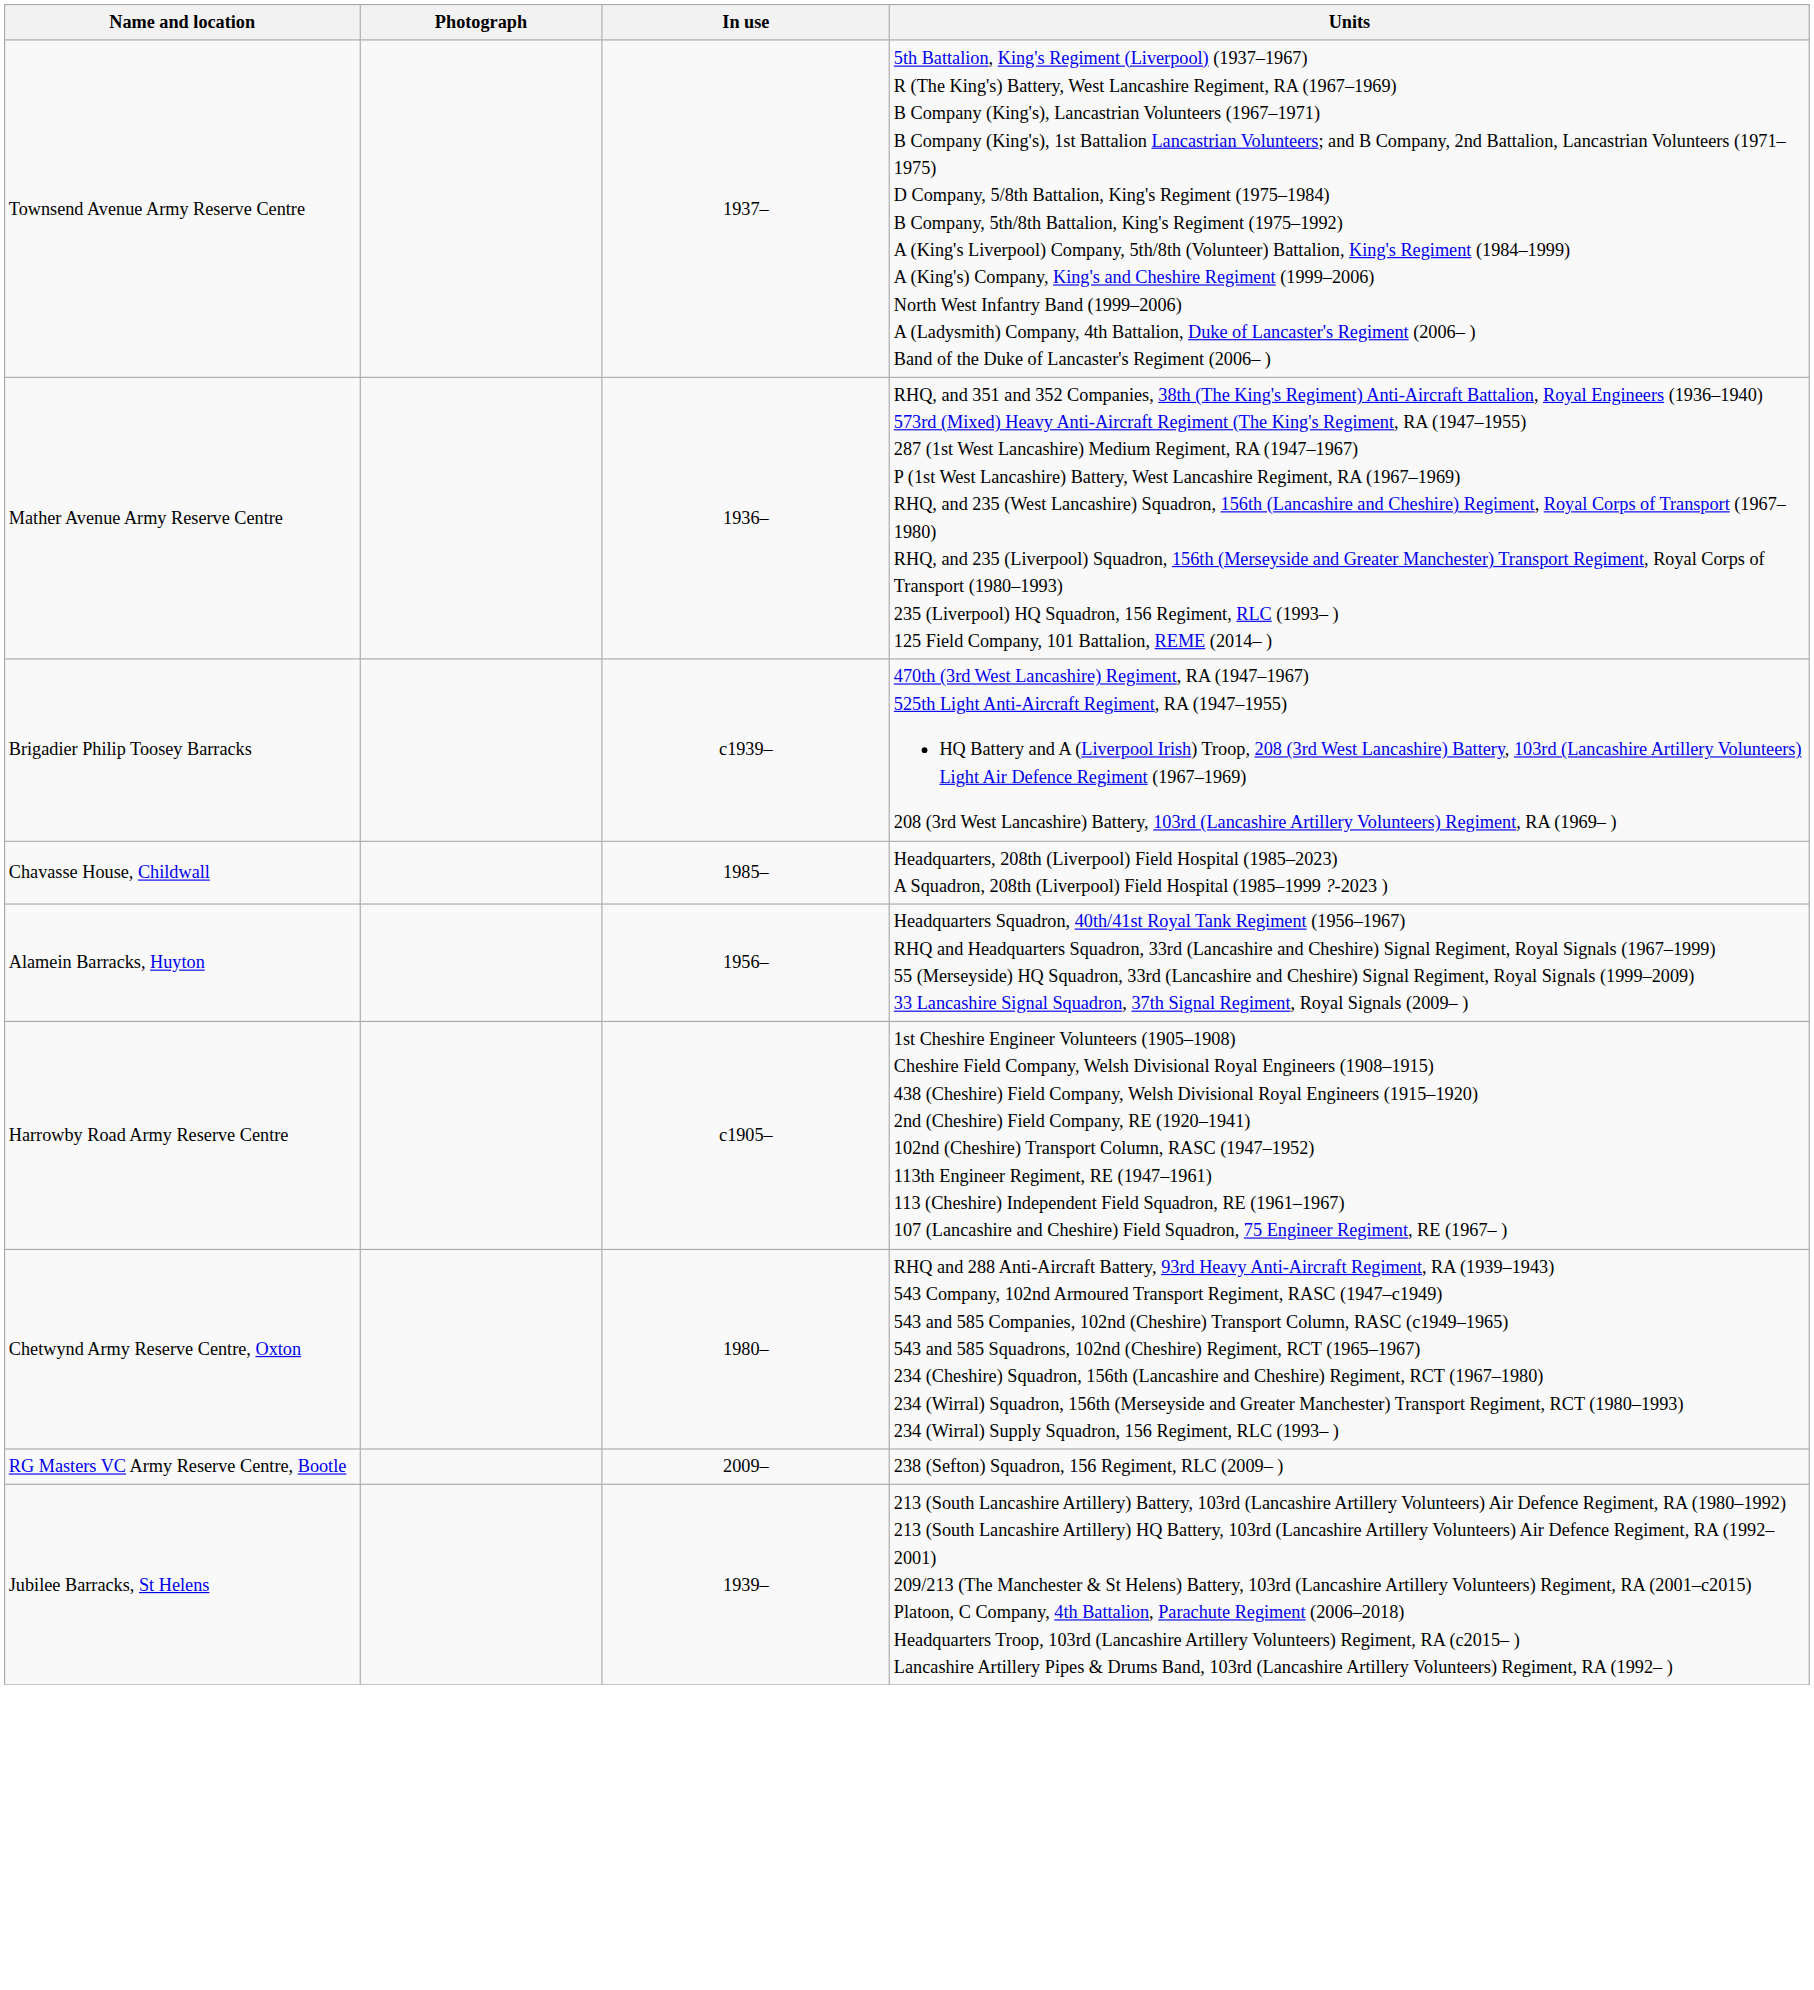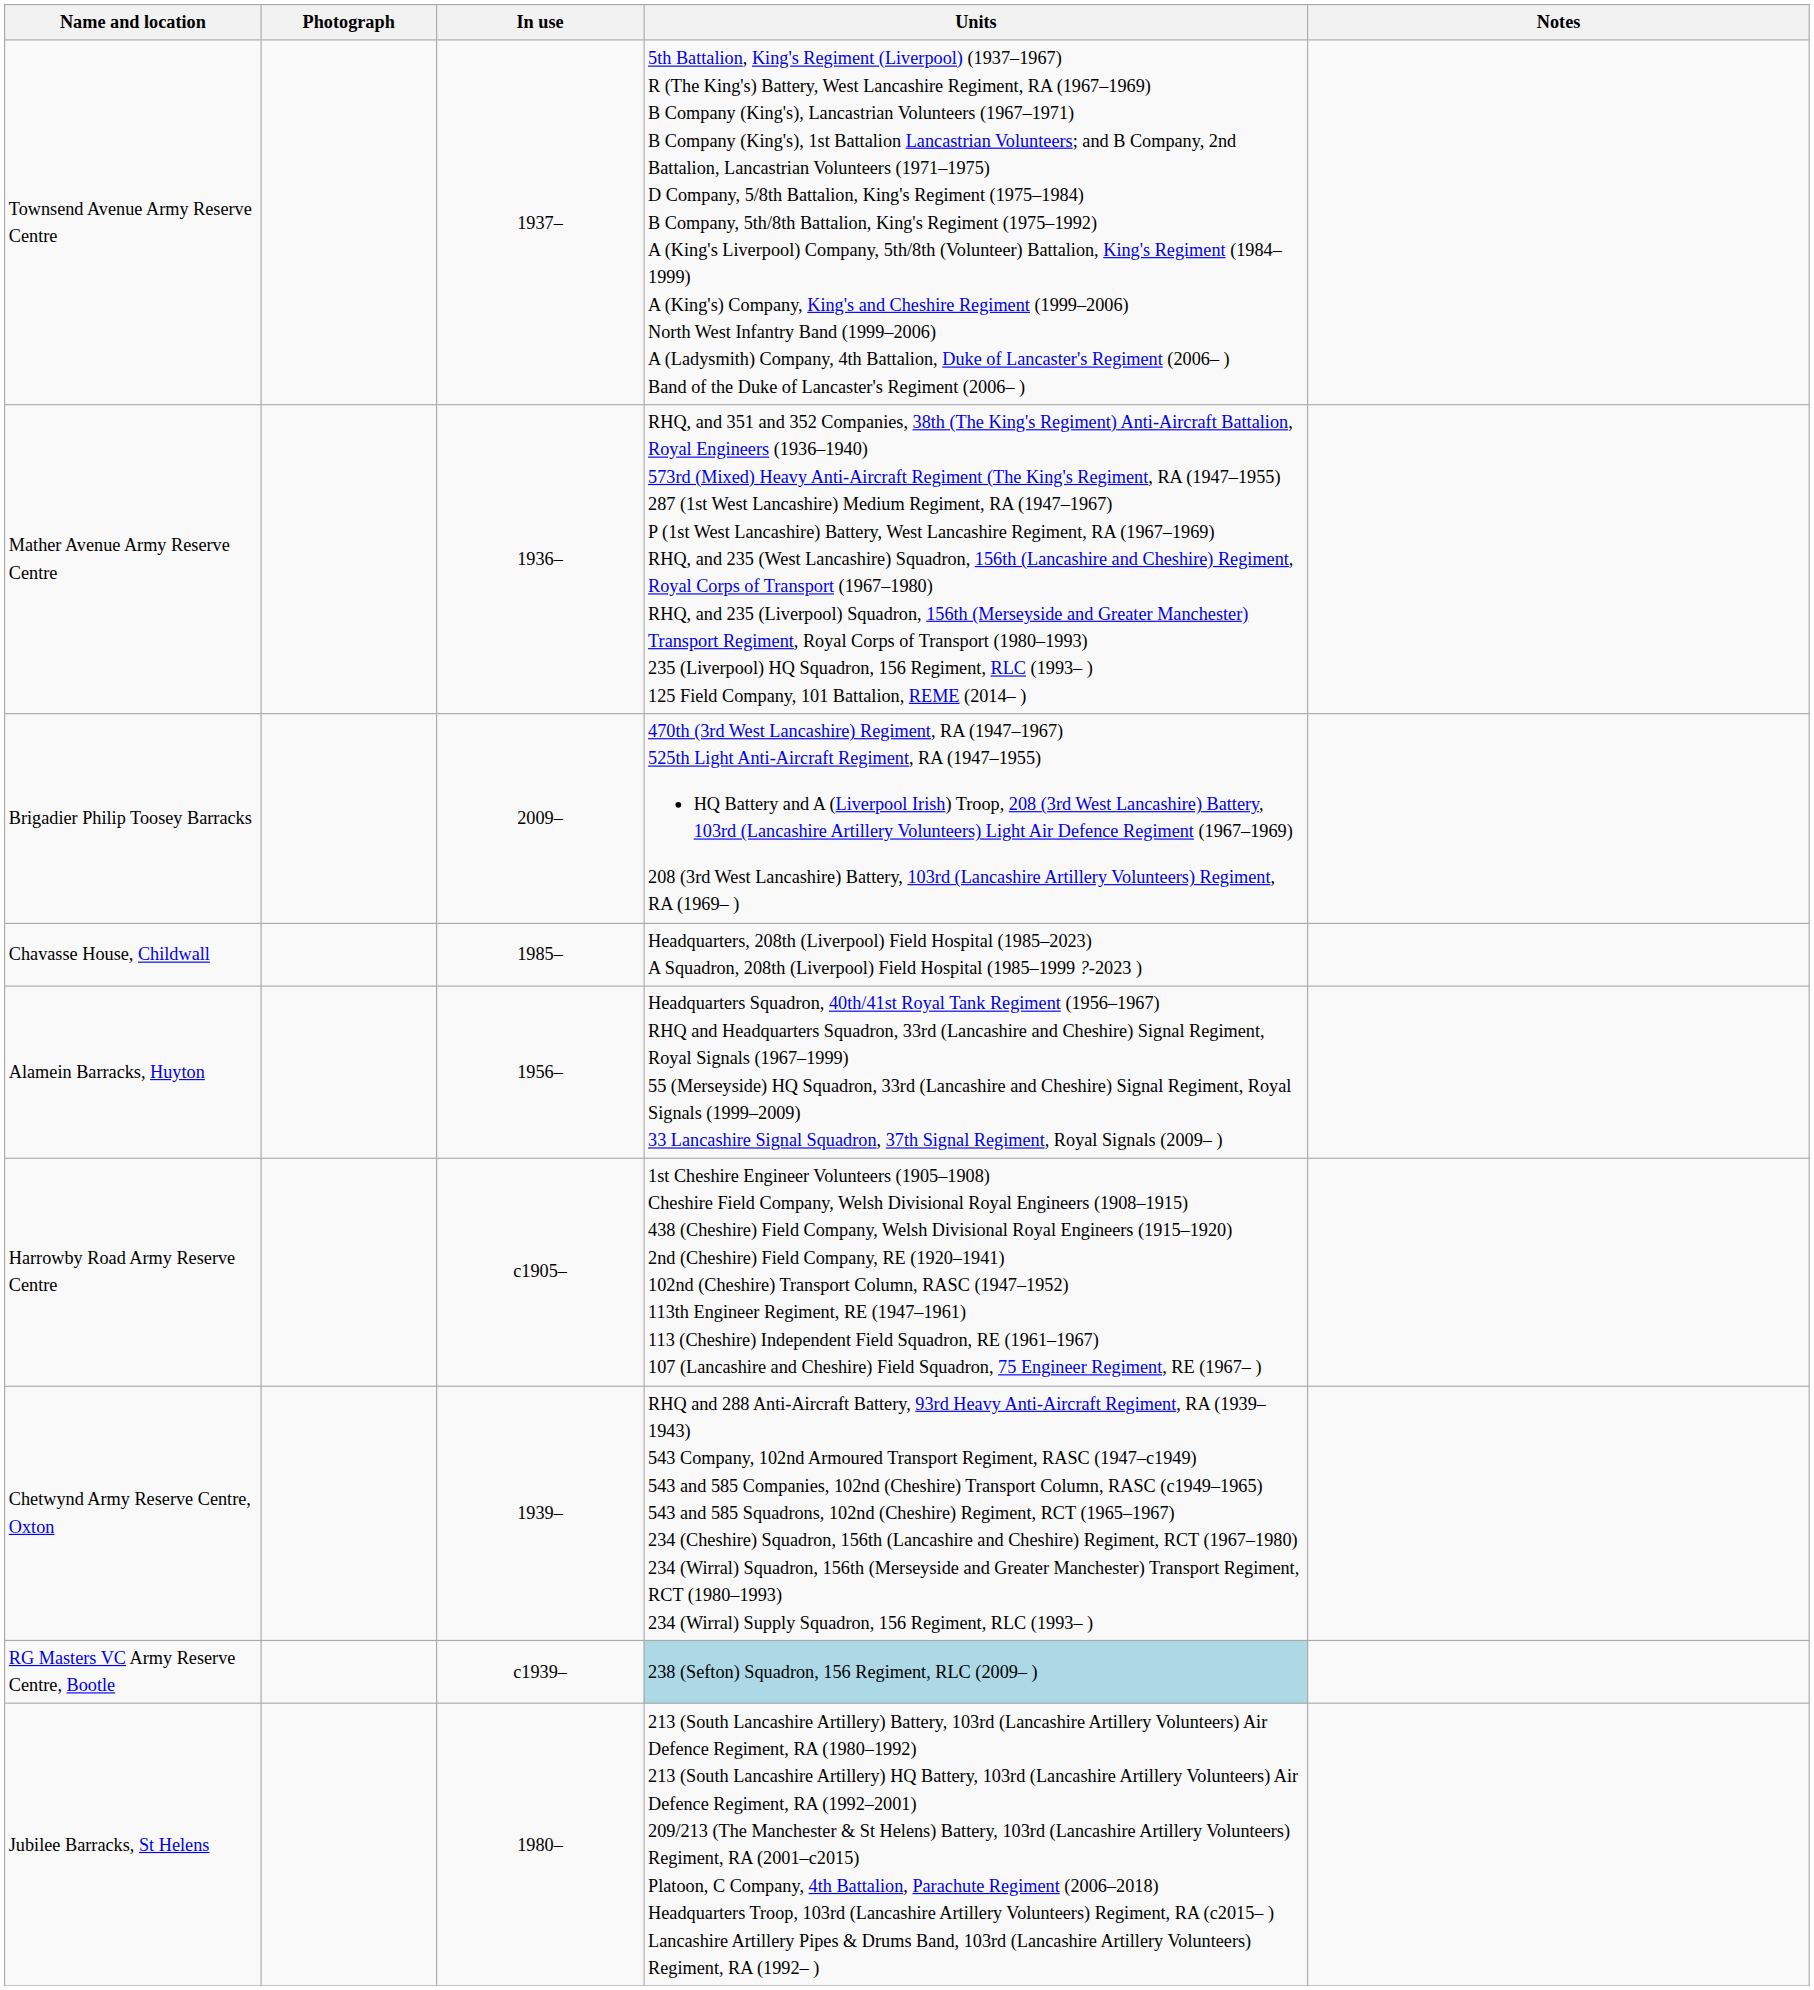+ column: (1559, 22)
(746, 749) c1939– -> (540, 818) 2009–
(746, 1348) 1980– -> (540, 1513) 1939–
(746, 1466) 2009– -> (540, 1671) c1939–
(1089, 1466) no background -> (843, 1671) lightblue background
(746, 1584) 1939– -> (540, 1844) 1980–
